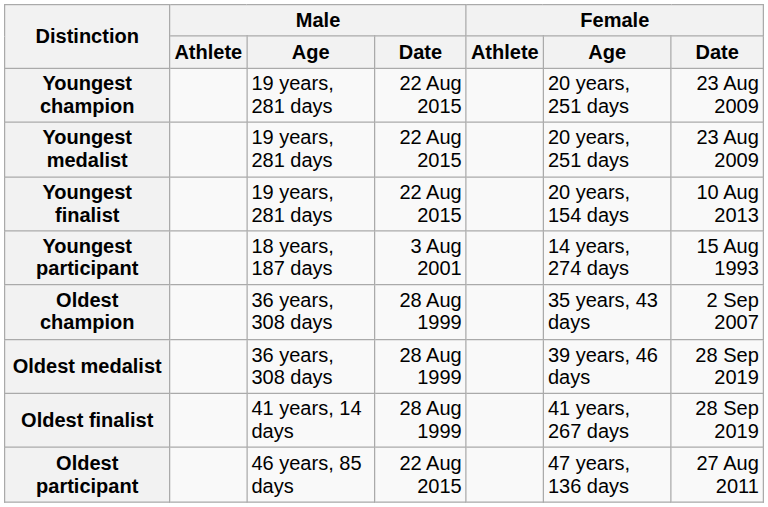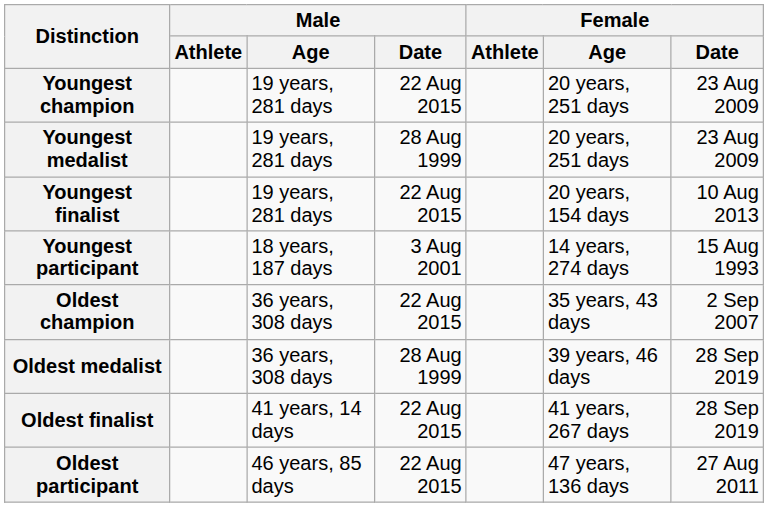(431, 149) 22 Aug 2015 -> (431, 149) 28 Aug 1999
(431, 311) 28 Aug 1999 -> (431, 311) 22 Aug 2015
(431, 420) 28 Aug 1999 -> (431, 420) 22 Aug 2015
